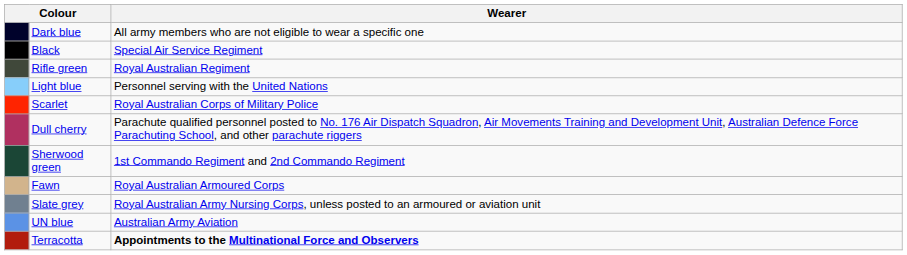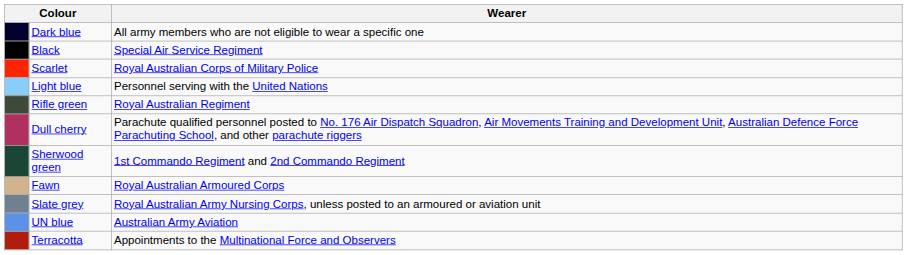rows swapped: (59, 68) <-> (49, 104)
(266, 240) bold -> (255, 240) normal
